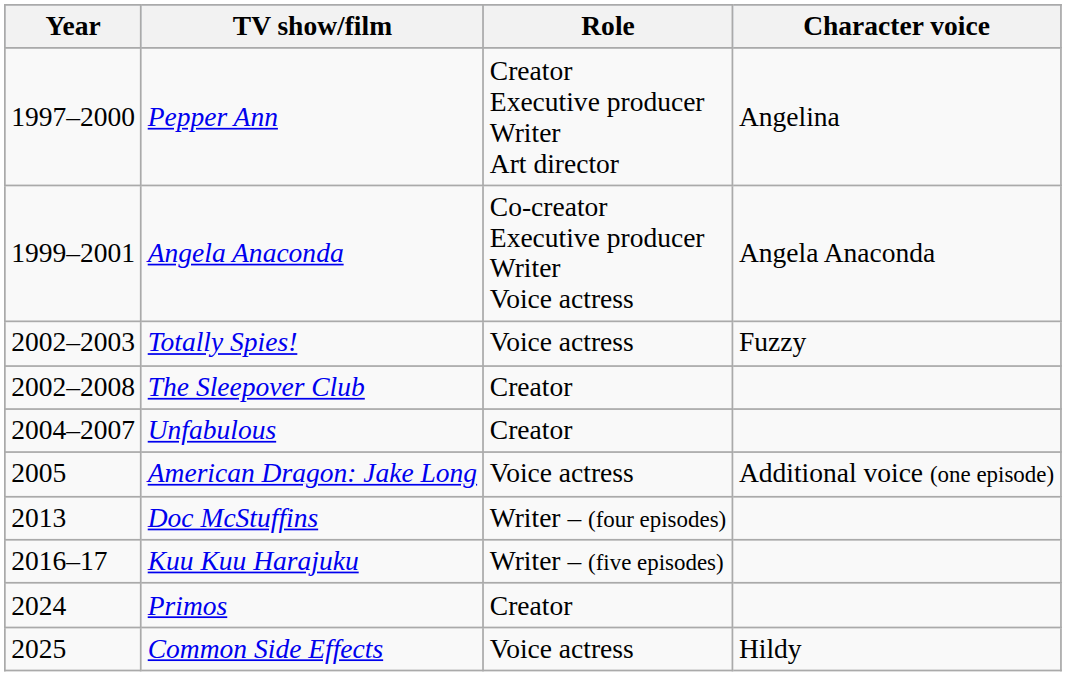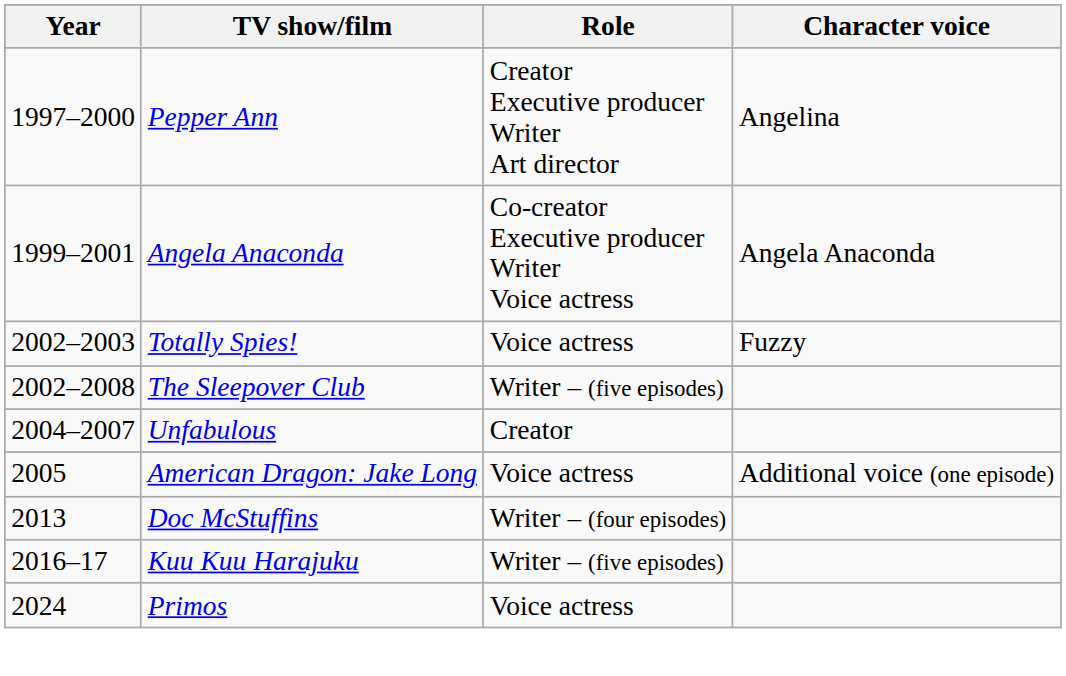(531, 386) Creator -> (607, 386) Writer – (five episodes)
(531, 604) Creator -> (562, 604) Voice actress
- row: (265, 648)
